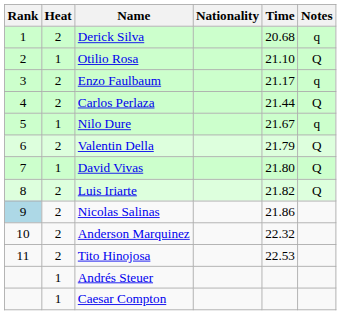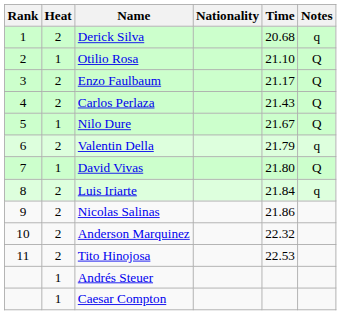(317, 81) q -> (317, 81) Q
(280, 102) 21.44 -> (280, 102) 21.43
(317, 124) q -> (317, 124) Q
(317, 146) Q -> (317, 146) q
(280, 190) 21.82 -> (280, 190) 21.84
(317, 190) Q -> (317, 190) q
(23, 211) lightblue background -> (23, 211) no background
